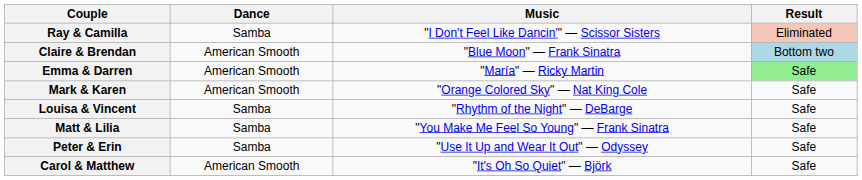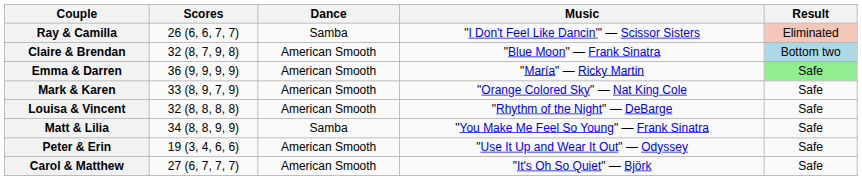+ column: (203, 14)
(252, 109) Samba -> (329, 109) American Smooth
(252, 147) Samba -> (329, 147) American Smooth
